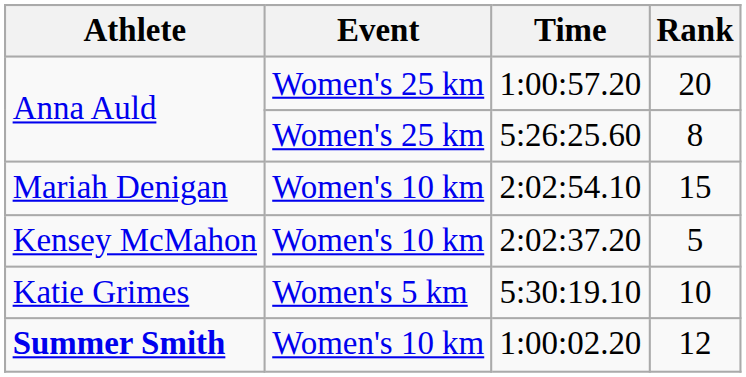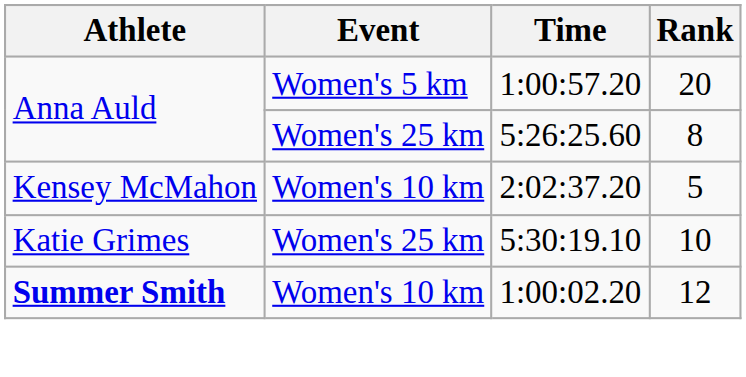(378, 82) Women's 25 km -> (370, 82) Women's 5 km
- row: (570, 187)
(370, 291) Women's 5 km -> (378, 239) Women's 25 km
